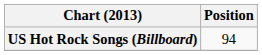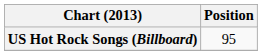(229, 38) 94 -> (229, 38) 95
